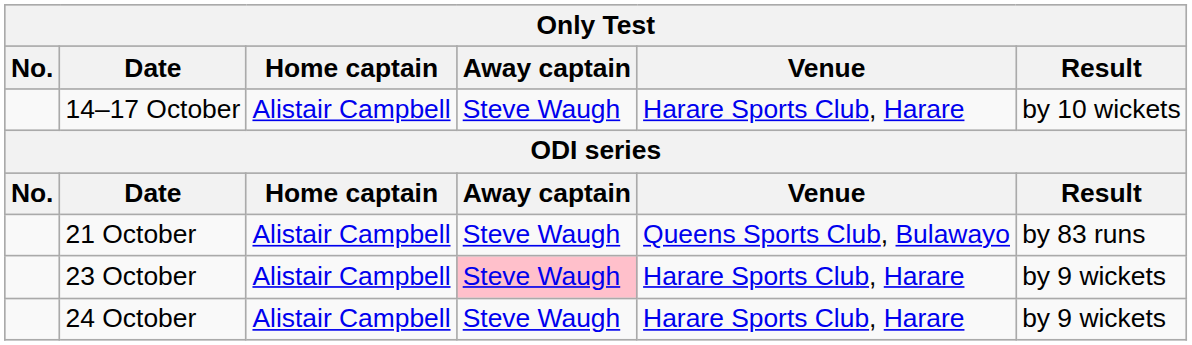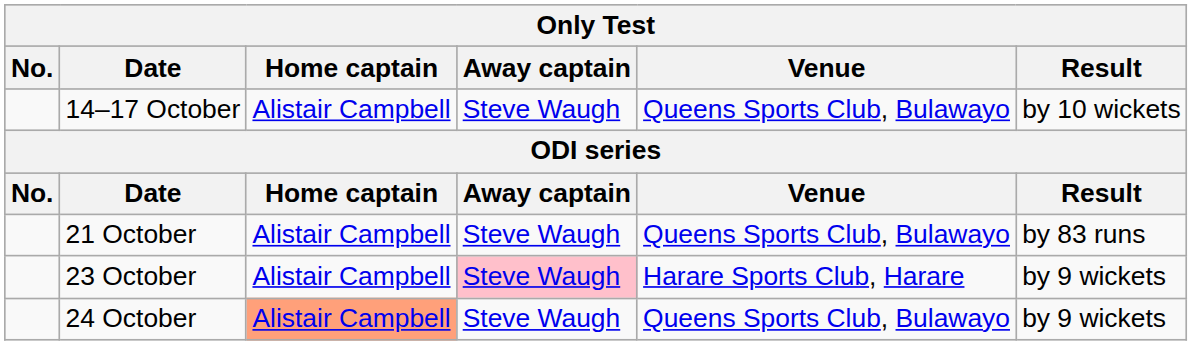(804, 109) Harare Sports Club, Harare -> (827, 109) Queens Sports Club, Bulawayo
(351, 318) no background -> (351, 318) lightsalmon background
(804, 318) Harare Sports Club, Harare -> (827, 318) Queens Sports Club, Bulawayo
